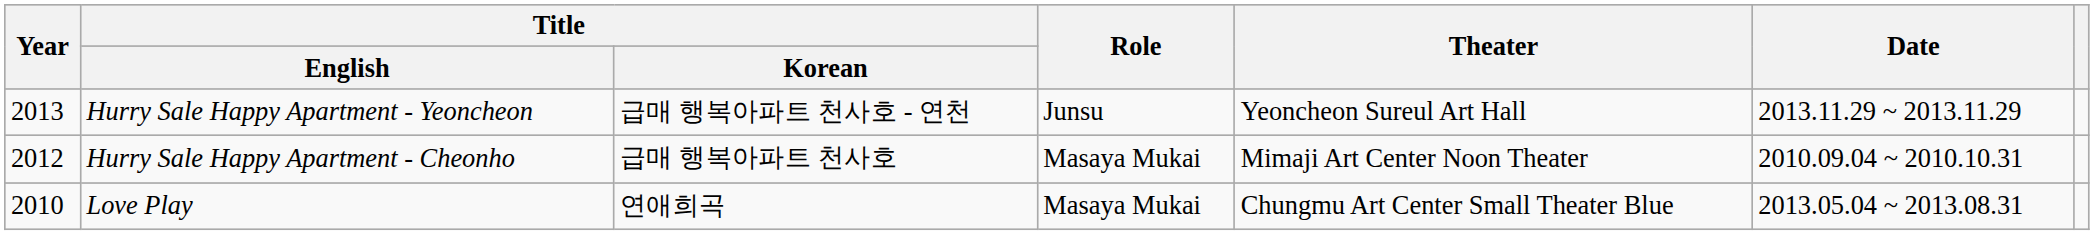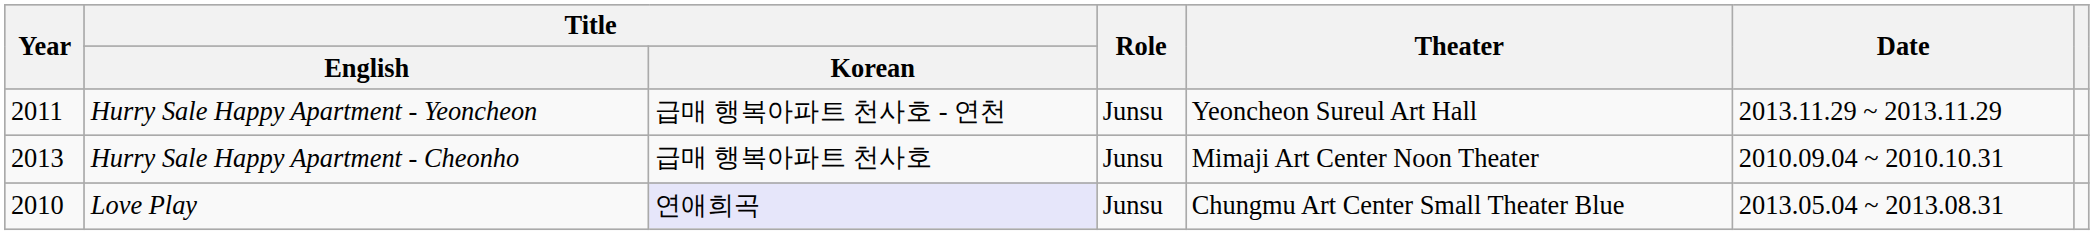(37, 111) 2013 -> (37, 111) 2011
(37, 158) 2012 -> (37, 158) 2013
(1122, 158) Masaya Mukai -> (1133, 158) Junsu
(673, 204) no background -> (708, 204) lavender background
(1122, 205) Masaya Mukai -> (1133, 205) Junsu
